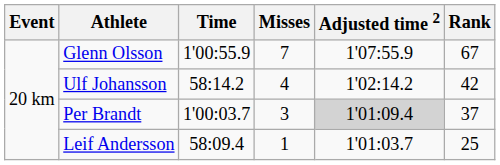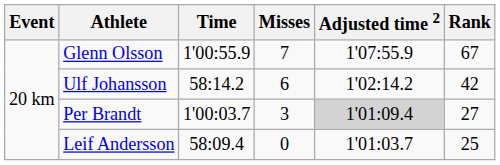(284, 84) 4 -> (284, 84) 6
(470, 114) 37 -> (470, 114) 27
(284, 144) 1 -> (284, 144) 0
